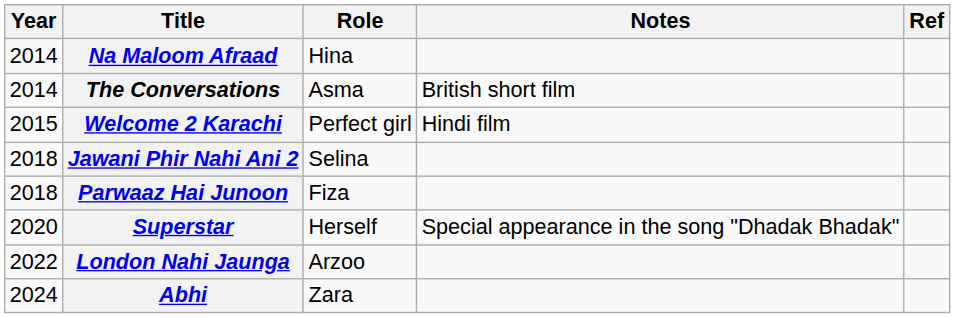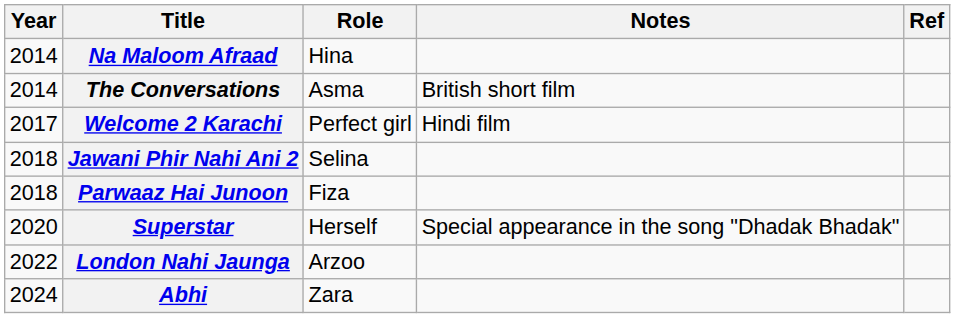(34, 124) 2015 -> (34, 124) 2017
